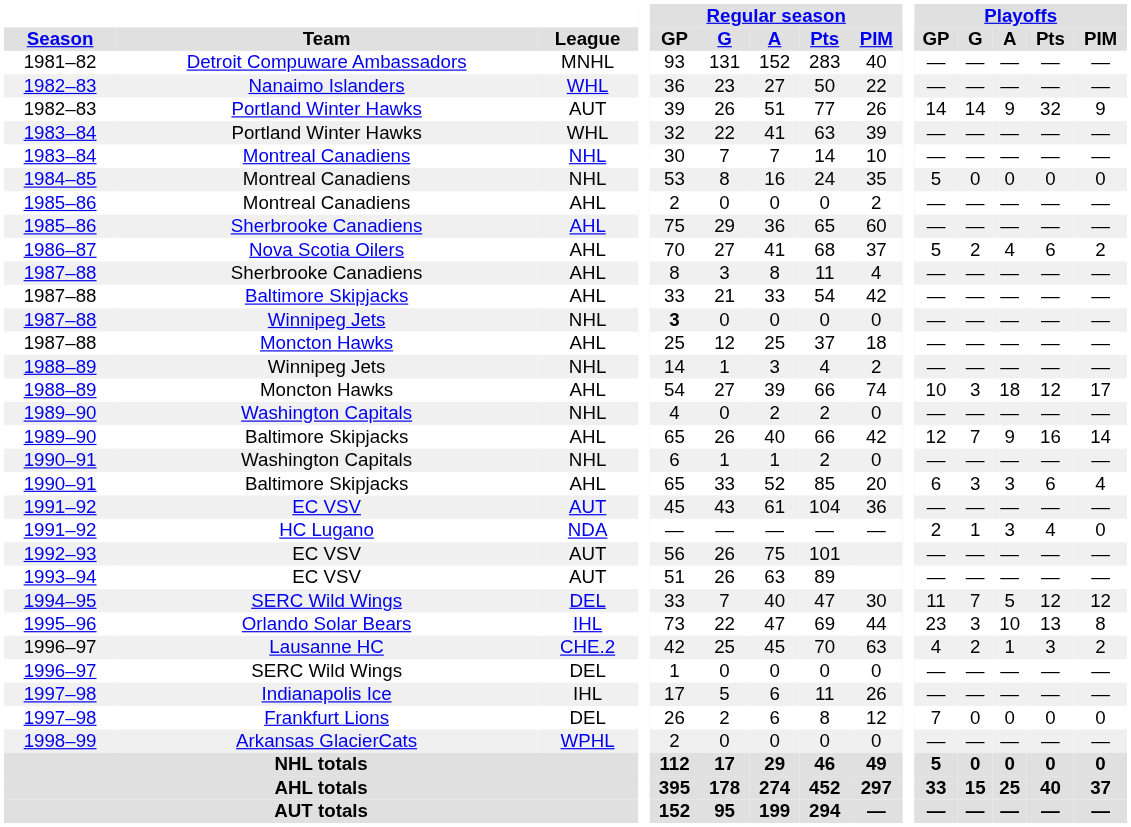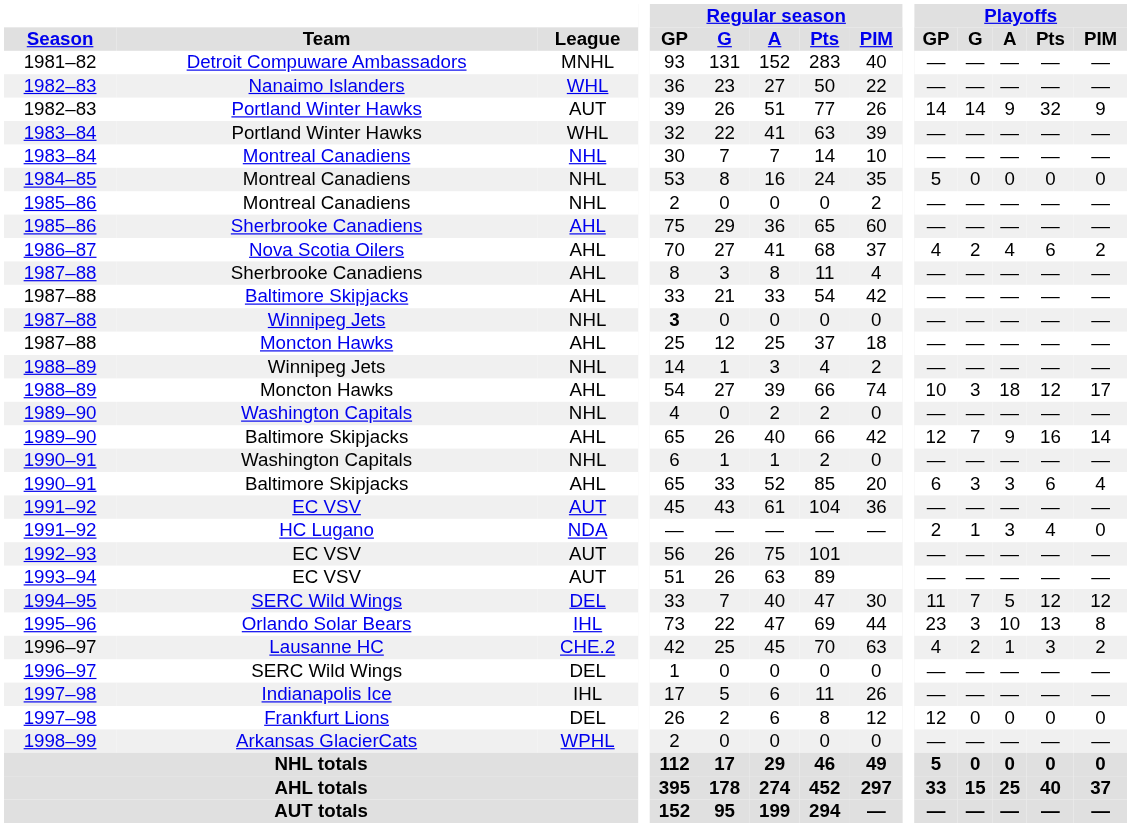(588, 202) AHL -> (588, 202) NHL
(936, 249) 5 -> (936, 249) 4
(936, 717) 7 -> (936, 717) 12
